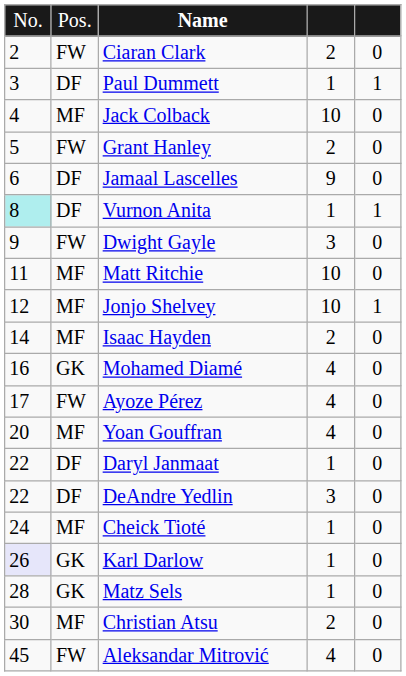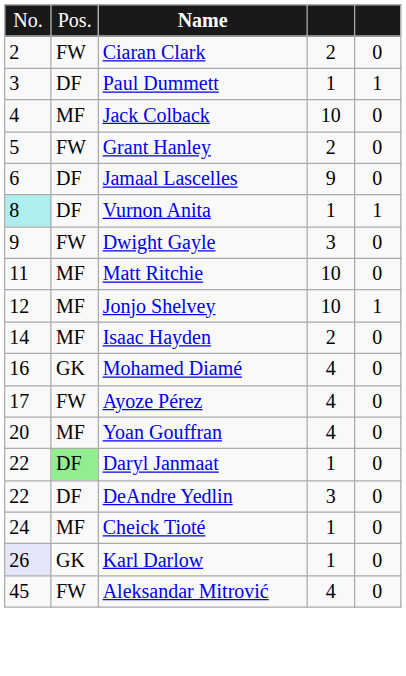(69, 464) no background -> (69, 464) lightgreen background
- row: (142, 591)
- row: (160, 623)
